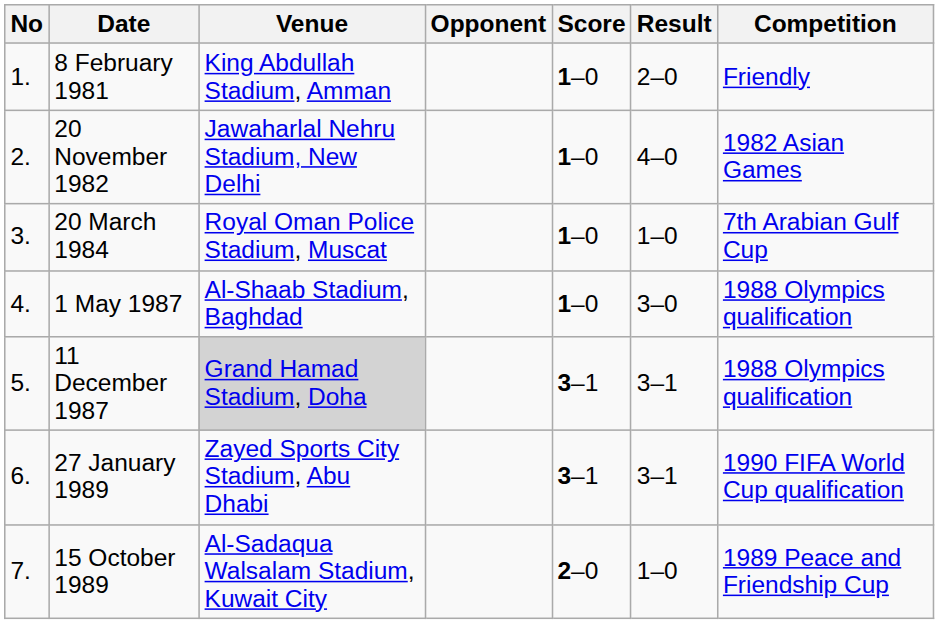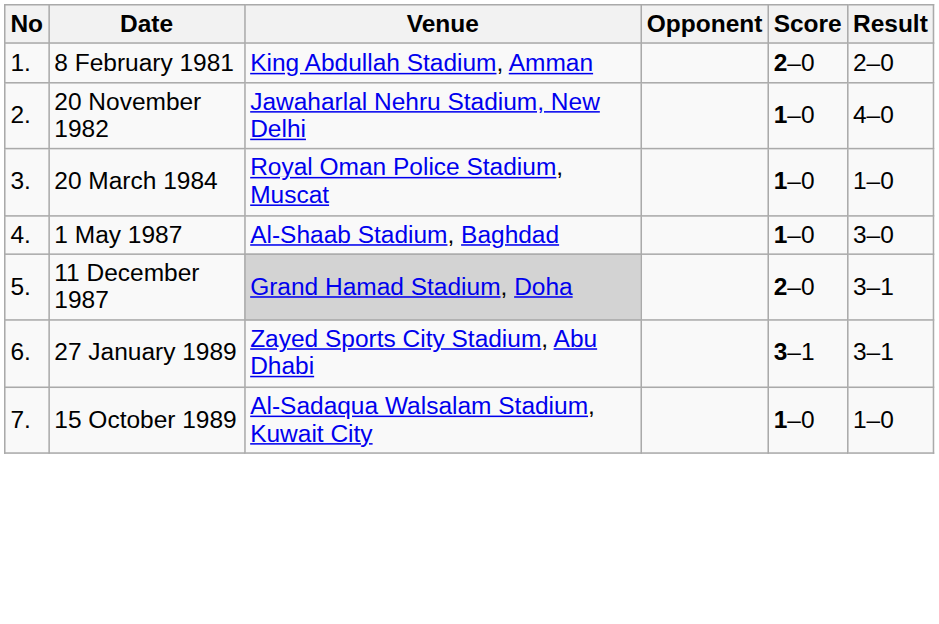- column: (825, 23)
(578, 76) 1–0 -> (794, 62) 2–0
(578, 383) 3–1 -> (794, 286) 2–0
(578, 571) 2–0 -> (794, 419) 1–0
